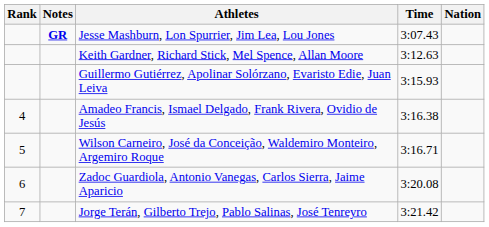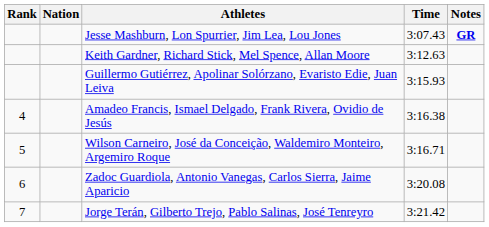columns swapped: (463, 14) <-> (58, 14)
